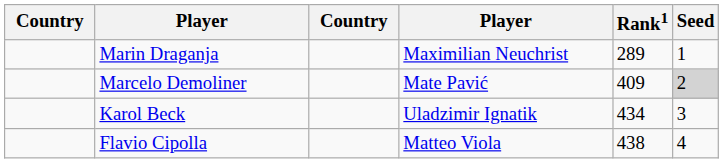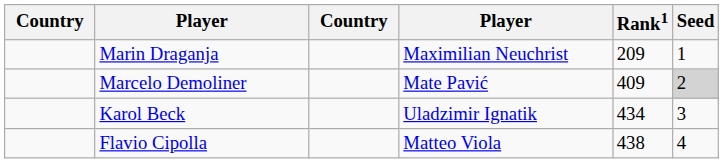(631, 54) 289 -> (631, 54) 209
